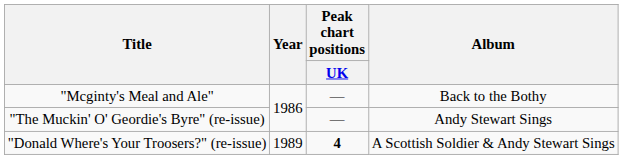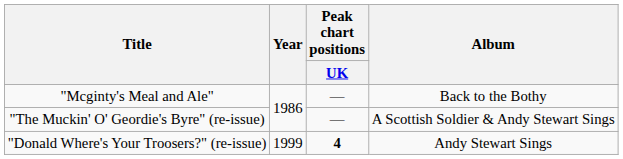(493, 119) Andy Stewart Sings -> (493, 119) A Scottish Soldier & Andy Stewart Sings
(288, 142) 1989 -> (288, 142) 1999
(493, 142) A Scottish Soldier & Andy Stewart Sings -> (493, 142) Andy Stewart Sings
